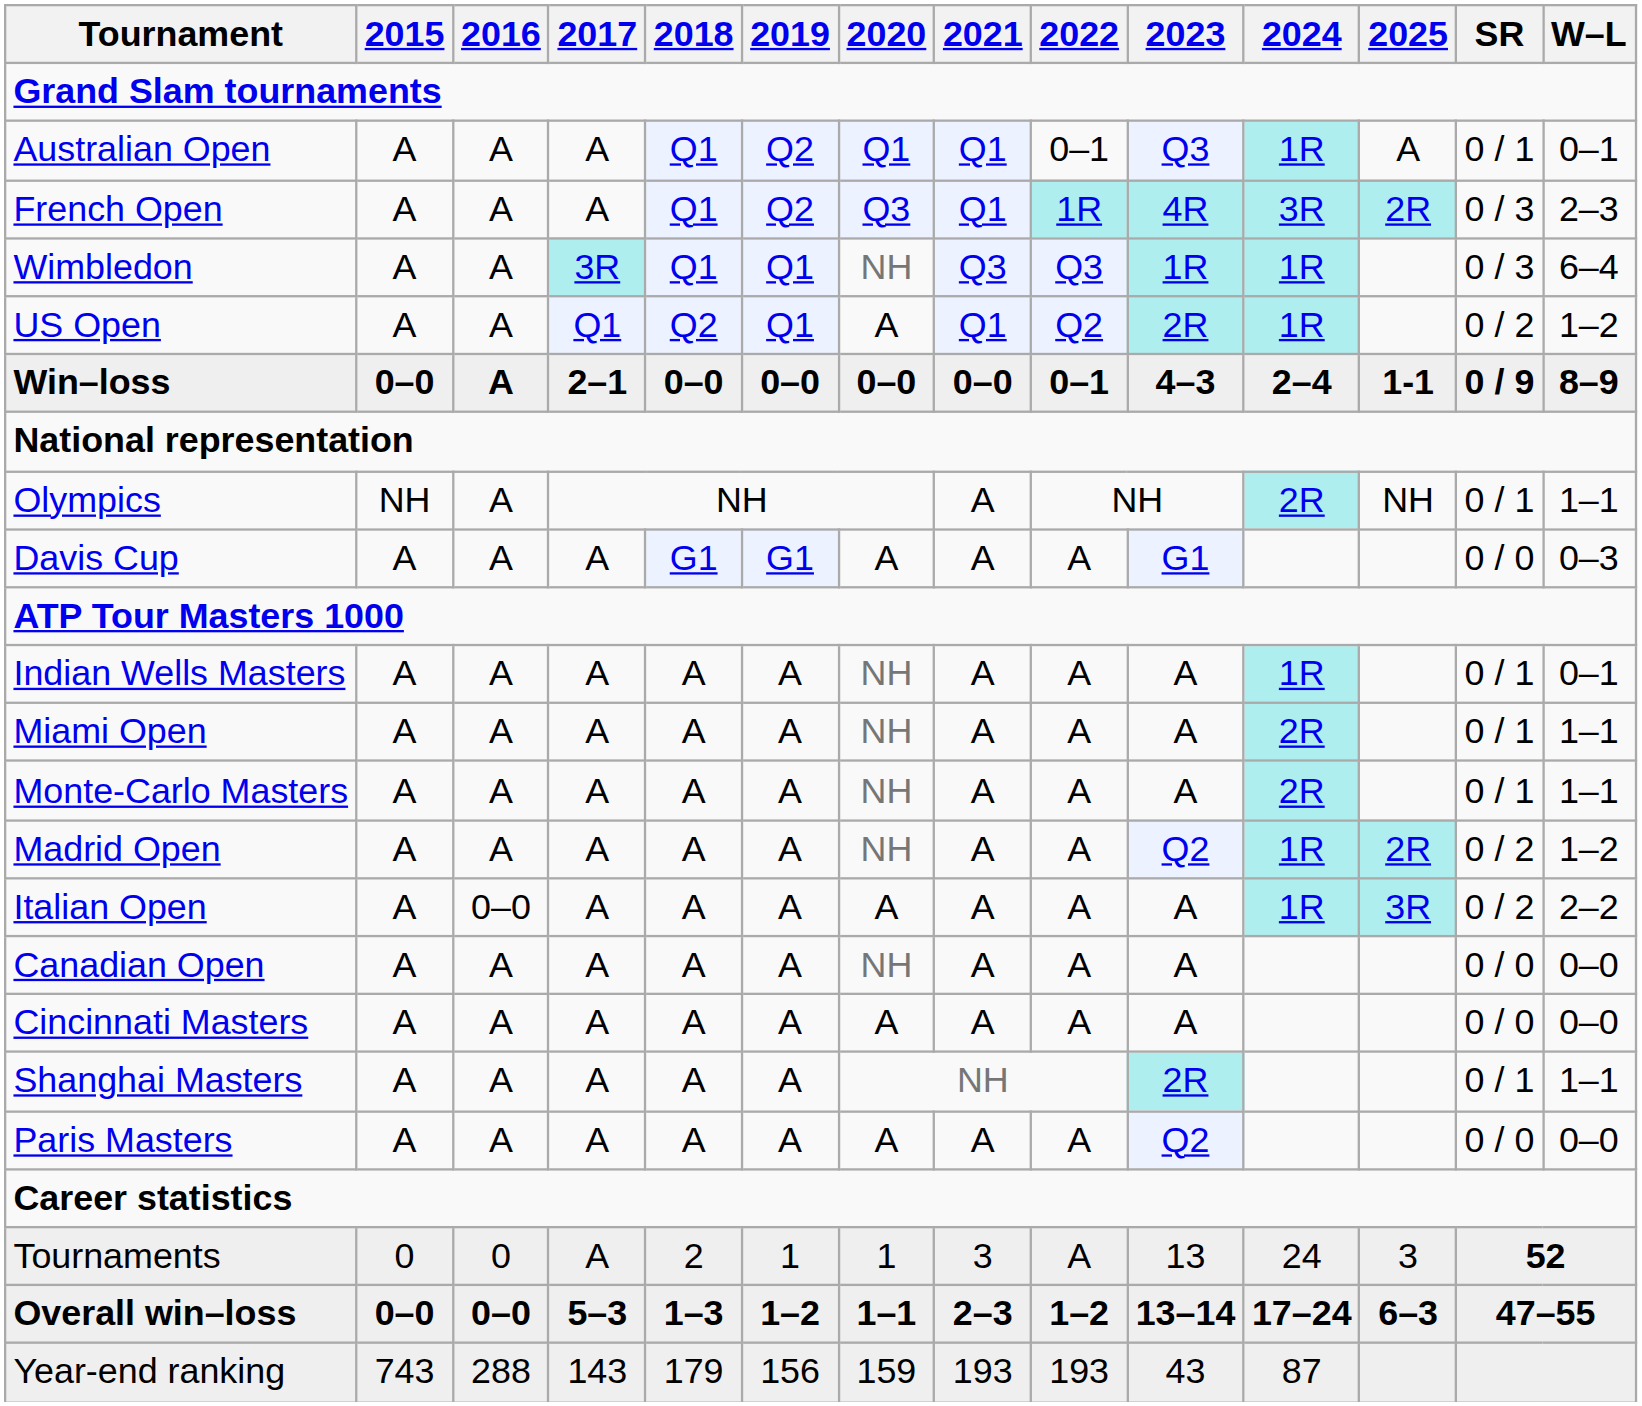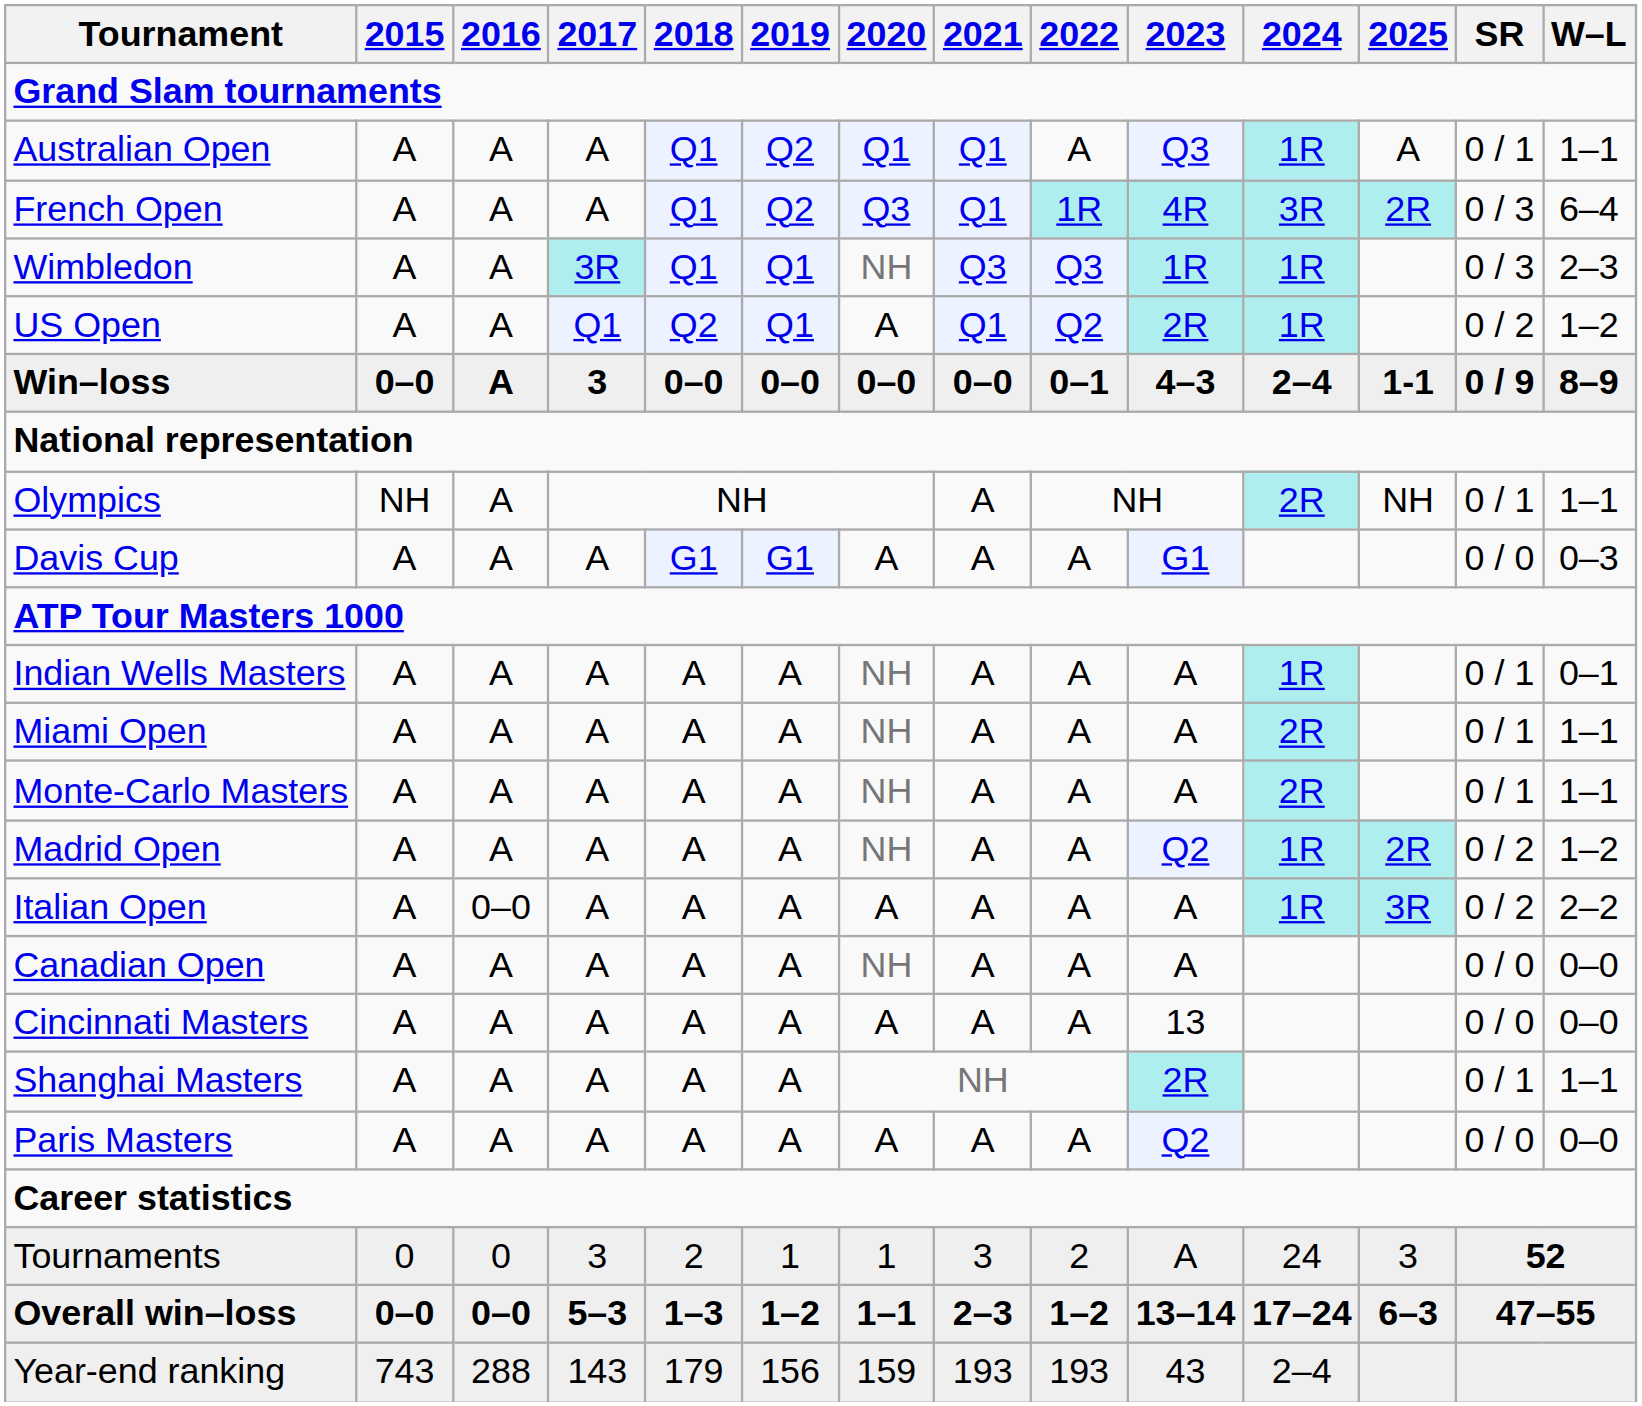(1079, 149) 0–1 -> (1079, 149) A
(1589, 149) 0–1 -> (1589, 149) 1–1
(1589, 207) 2–3 -> (1589, 207) 6–4
(1589, 265) 6–4 -> (1589, 265) 2–3
(597, 382) 2–1 -> (597, 382) 3
(1185, 1022) A -> (1185, 1022) 13
(597, 1254) A -> (597, 1254) 3
(1079, 1254) A -> (1079, 1254) 2
(1185, 1254) 13 -> (1185, 1254) A
(1302, 1371) 87 -> (1302, 1371) 2–4
